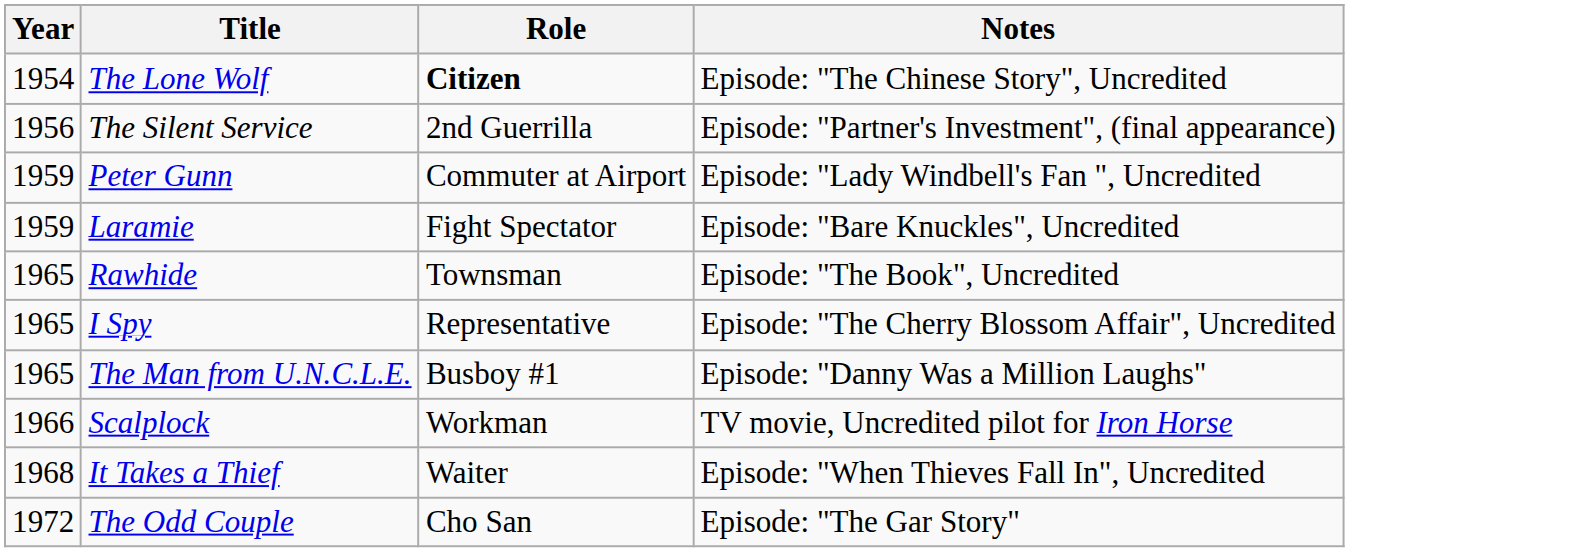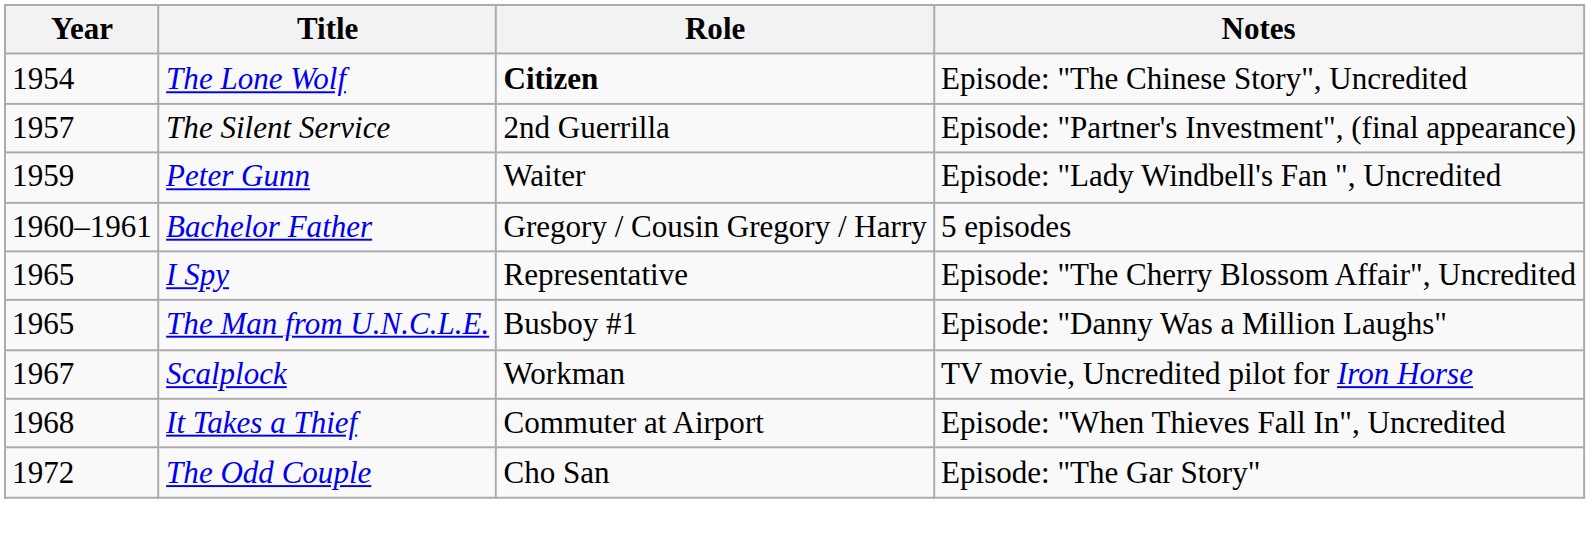(43, 127) 1956 -> (43, 127) 1957
(556, 176) Commuter at Airport -> (544, 176) Waiter
- row: (141, 226)
+ row: (269, 226)
- row: (143, 275)
(43, 422) 1966 -> (43, 373) 1967
(467, 472) Waiter -> (634, 422) Commuter at Airport
